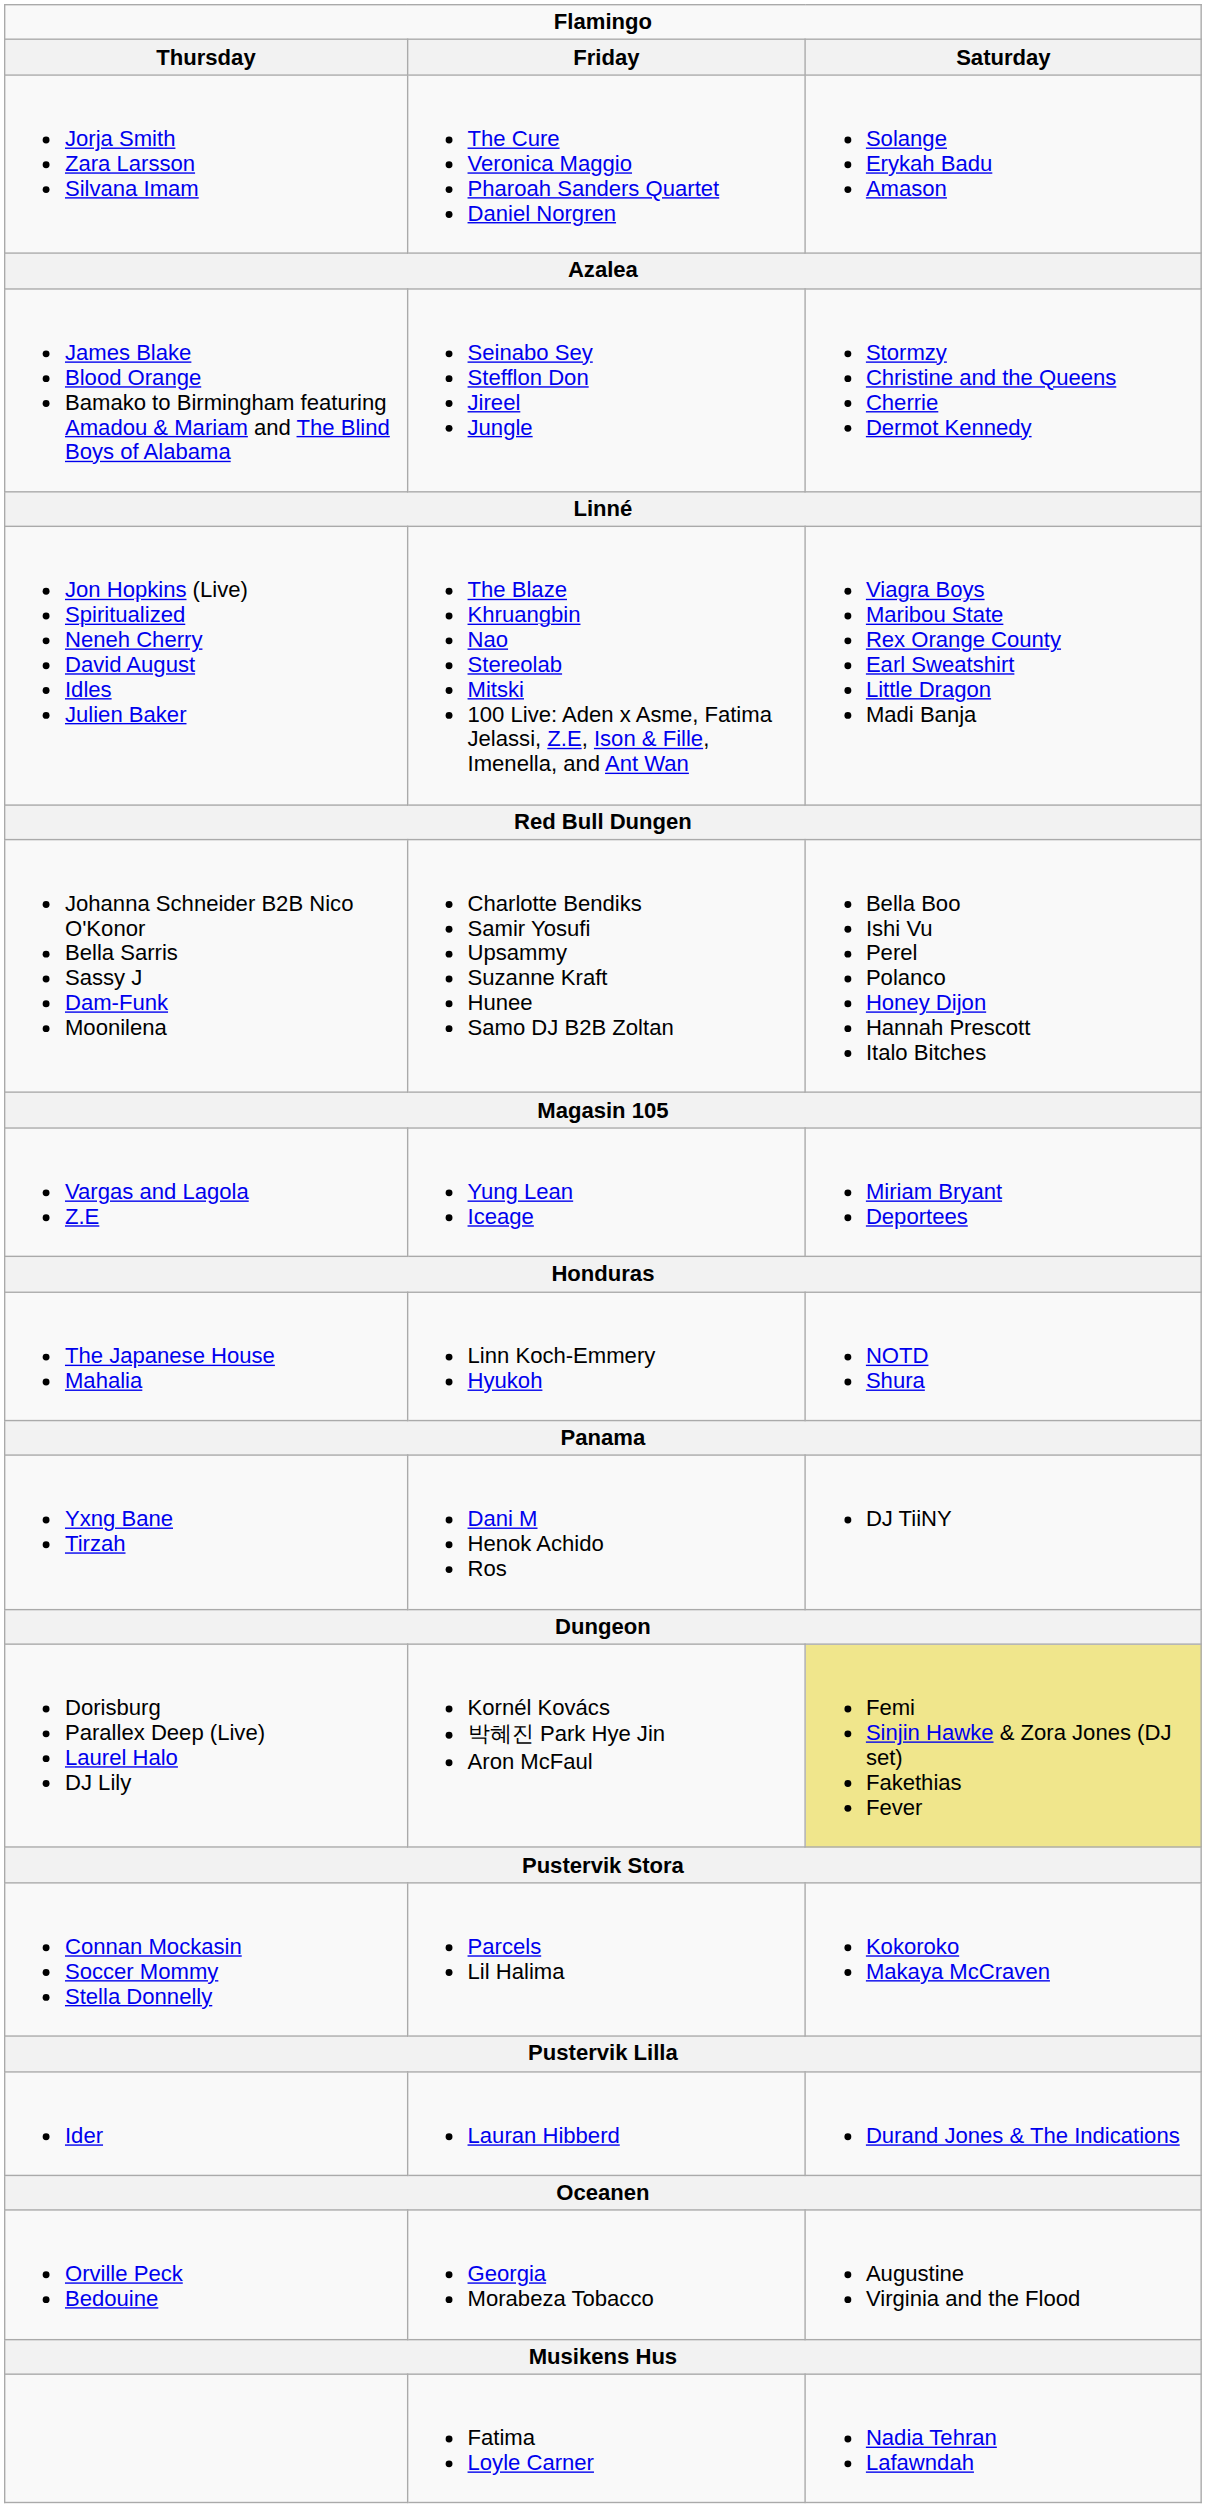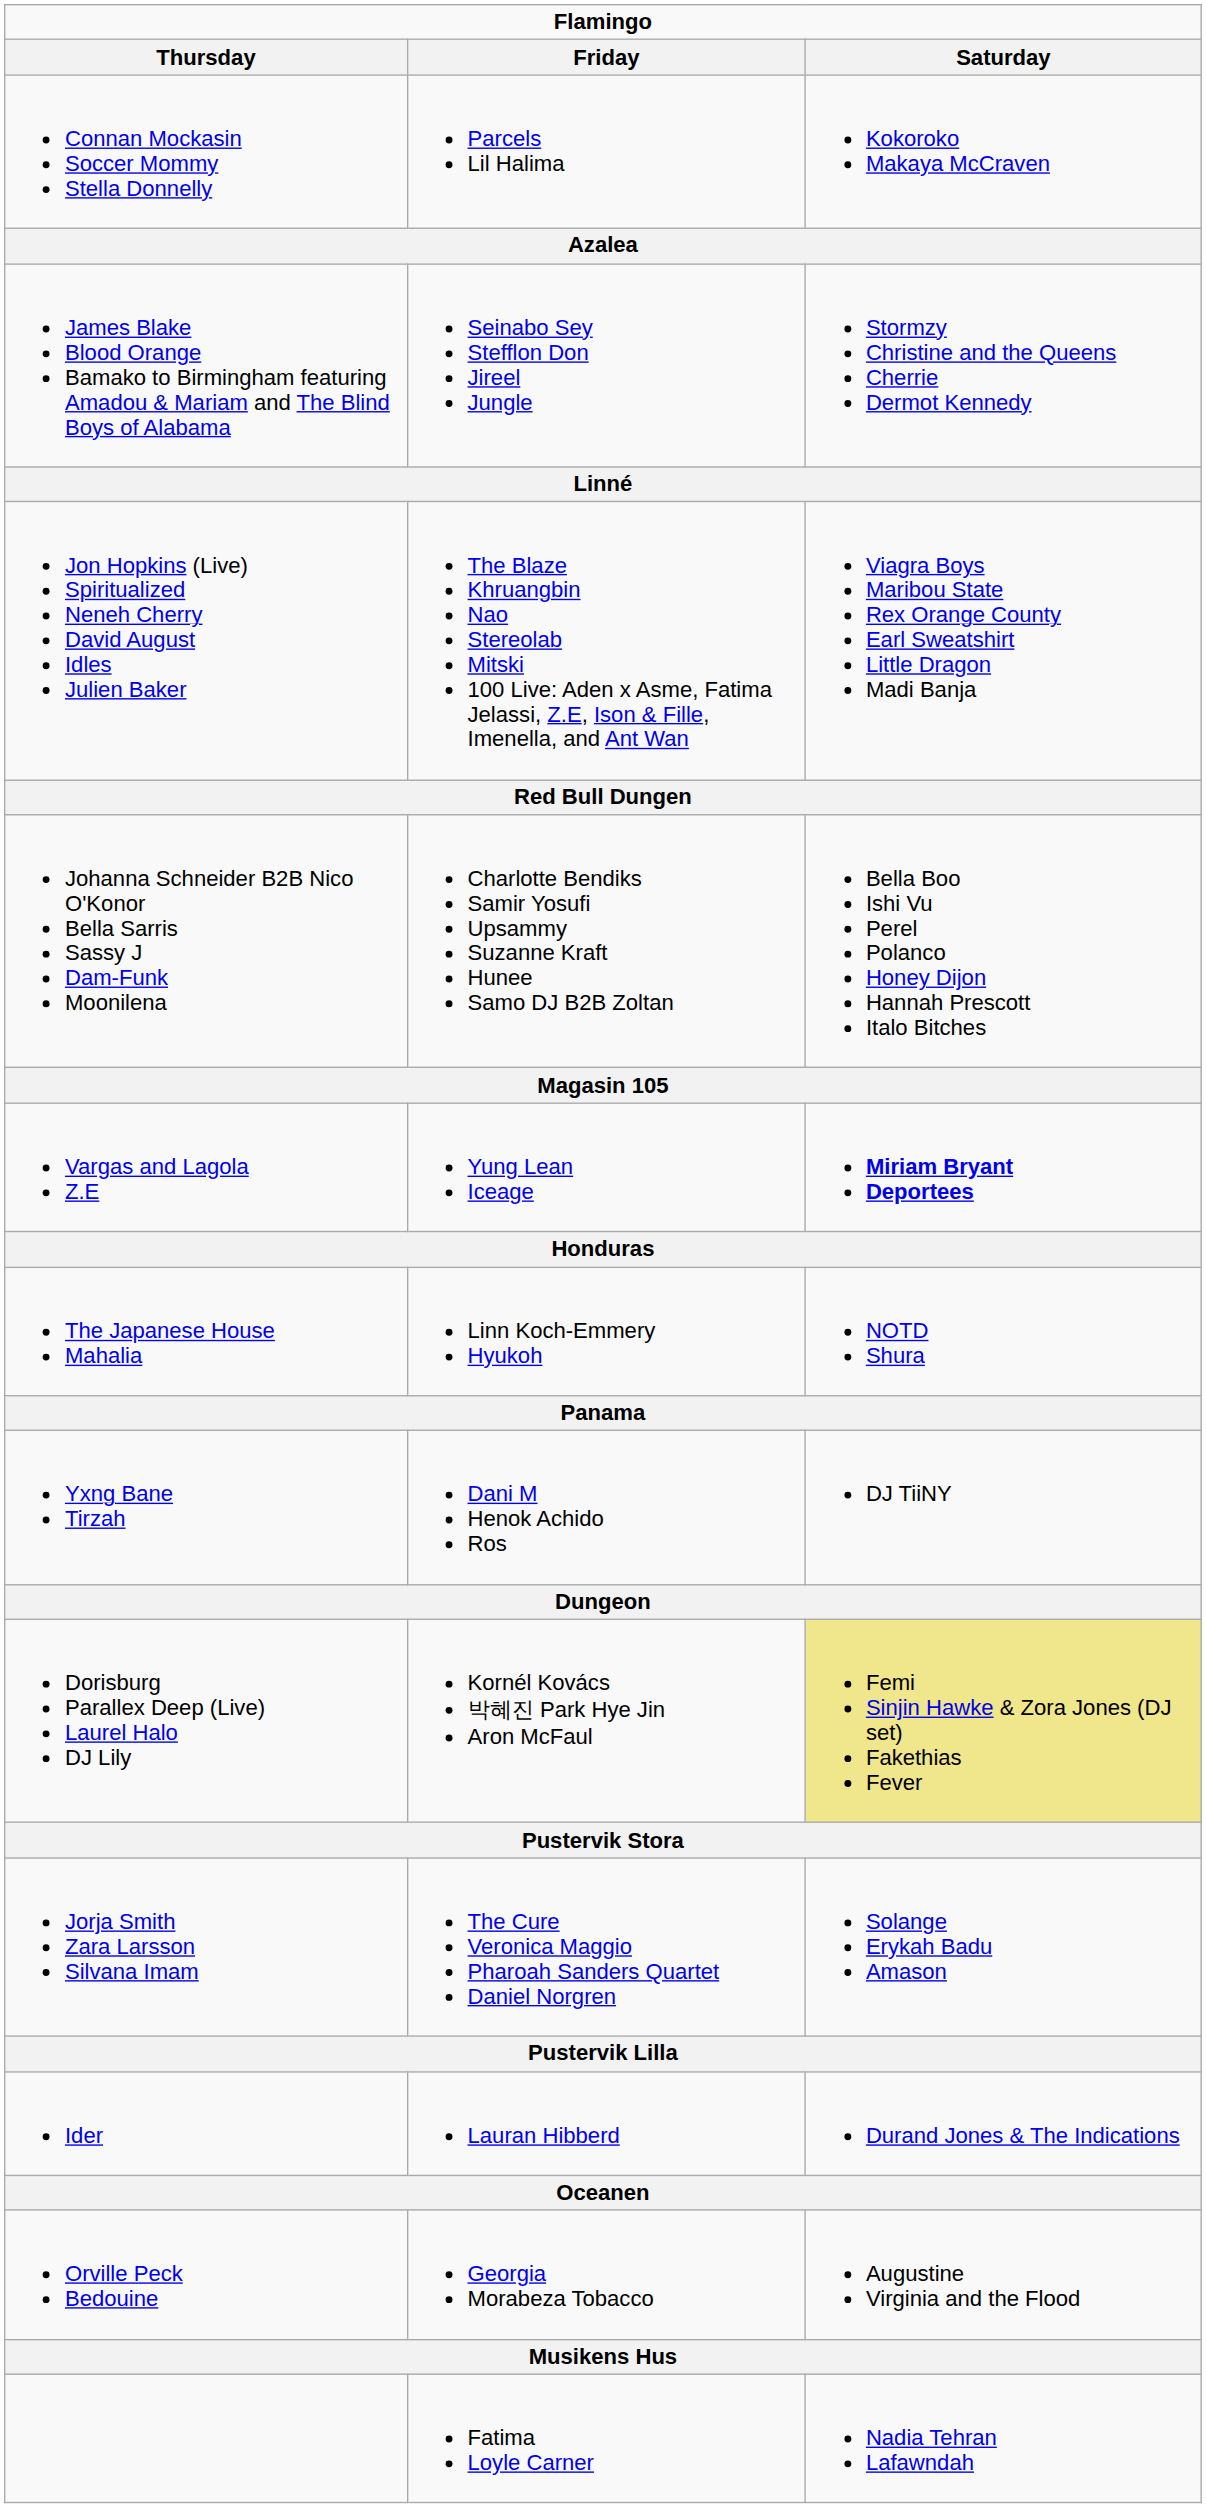rows swapped: (206, 164) <-> (206, 1972)
(1003, 1205) normal -> (1003, 1180) bold
